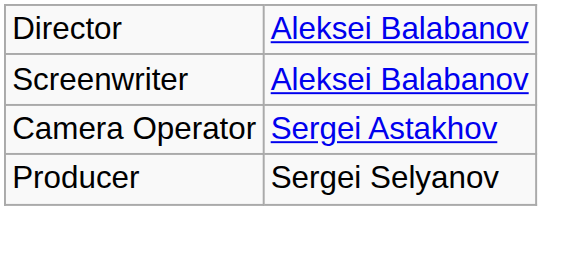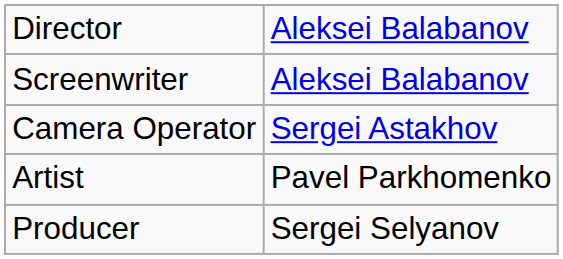+ row: (48, 178)
